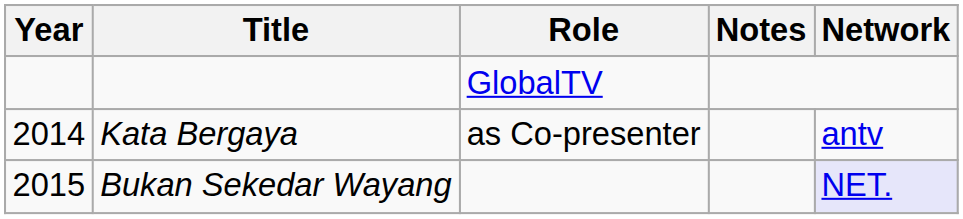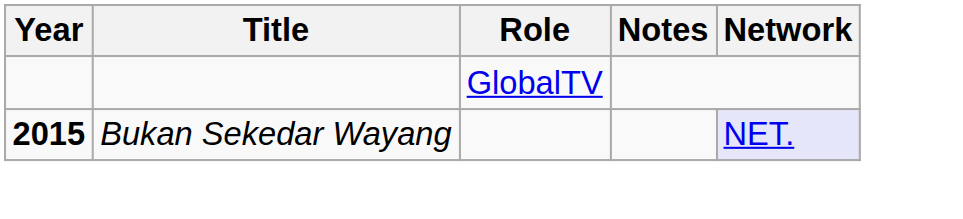- row: (199, 133)
(49, 185) normal -> (49, 133) bold
